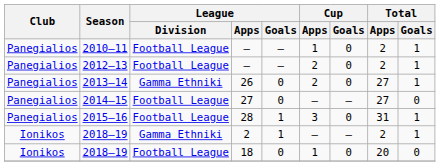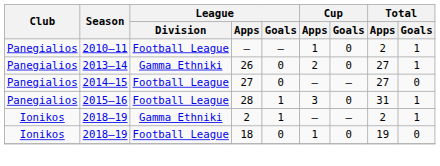- row: (105, 65)
(383, 152) 20 -> (383, 135) 19
